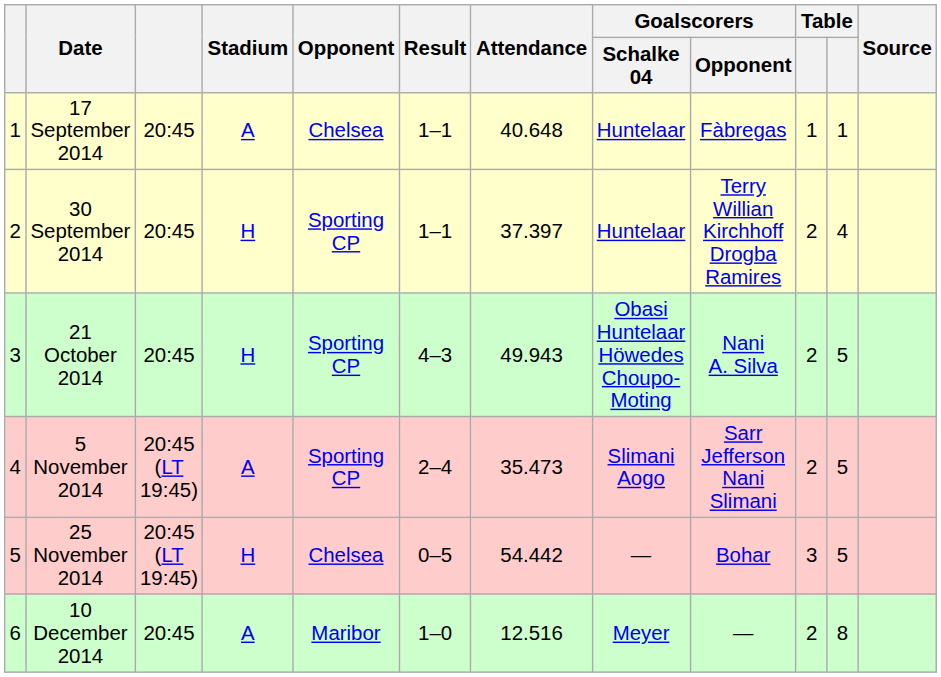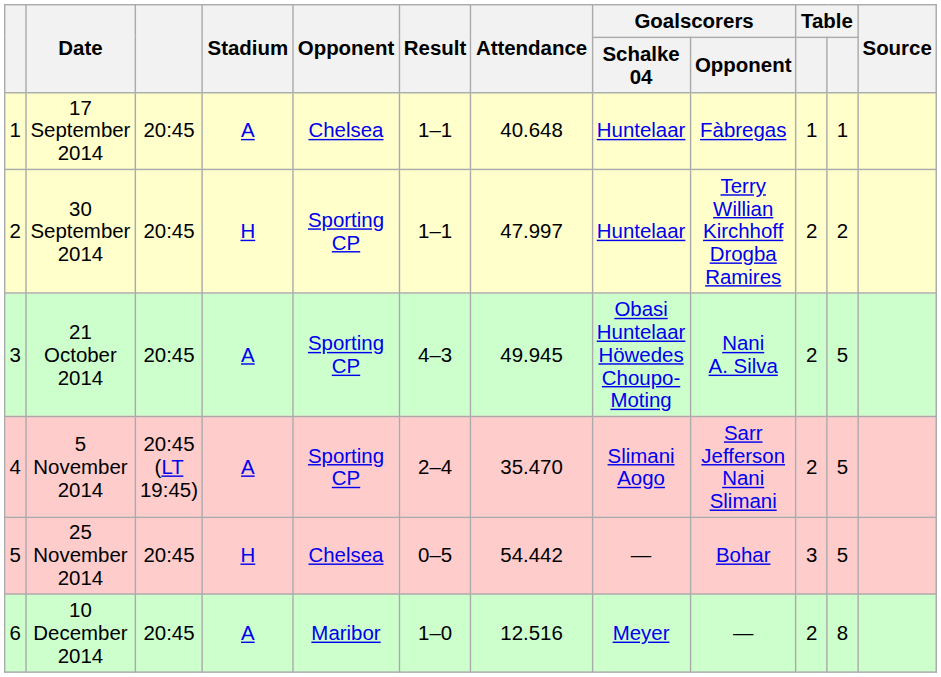(532, 232) 37.397 -> (532, 232) 47.997
(842, 232) 4 -> (842, 232) 2
(248, 355) H -> (248, 355) A
(532, 355) 49.943 -> (532, 355) 49.945
(532, 467) 35.473 -> (532, 467) 35.470
(169, 556) 20:45 (LT 19:45) -> (169, 556) 20:45
